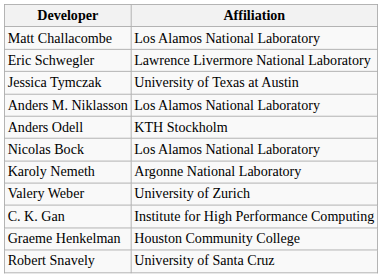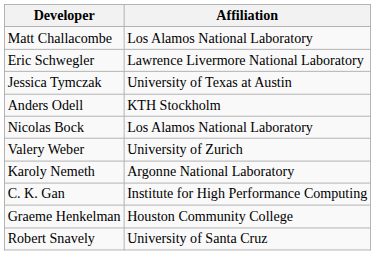- row: (68, 104)
rows swapped: (51, 171) <-> (46, 194)
